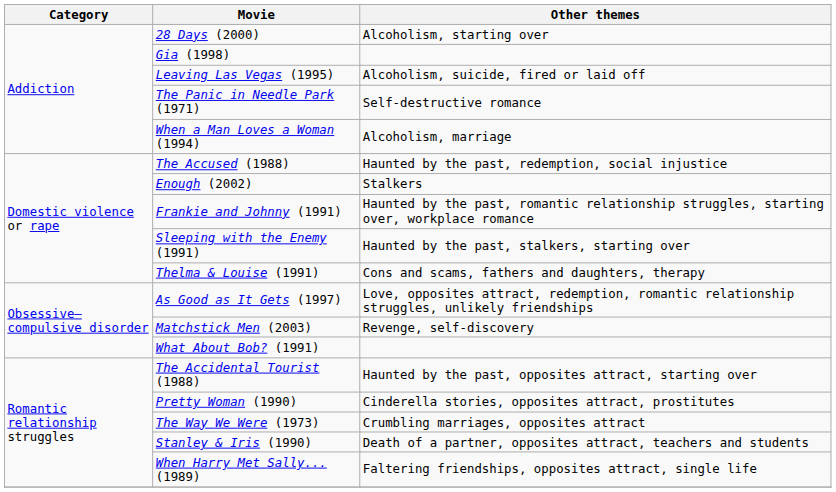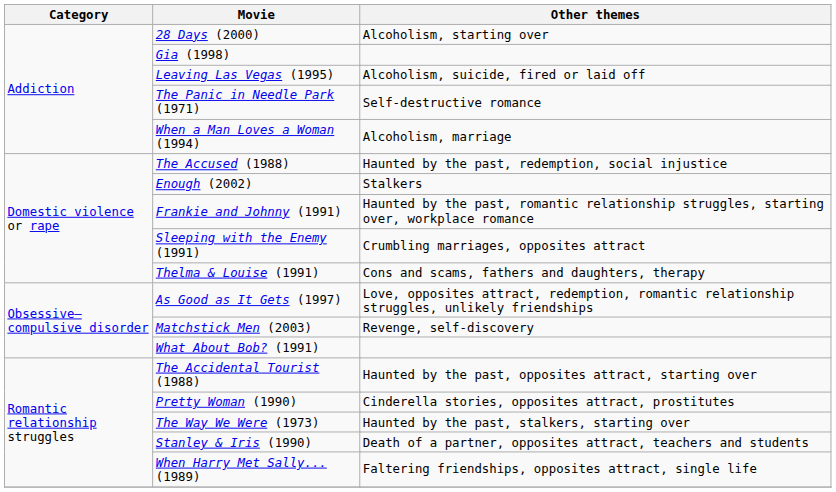(526, 246) Haunted by the past, stalkers, starting over -> (504, 246) Crumbling marriages, opposites attract
(504, 422) Crumbling marriages, opposites attract -> (526, 422) Haunted by the past, stalkers, starting over
